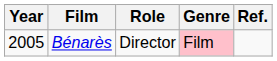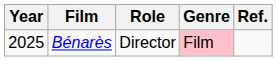(26, 42) 2005 -> (26, 42) 2025
